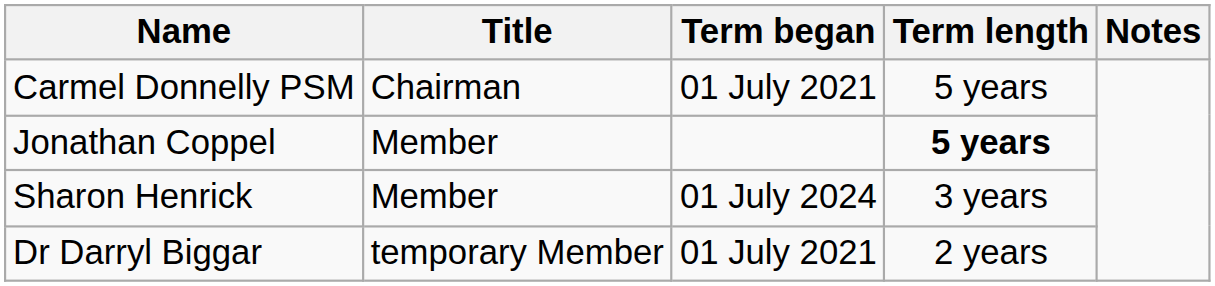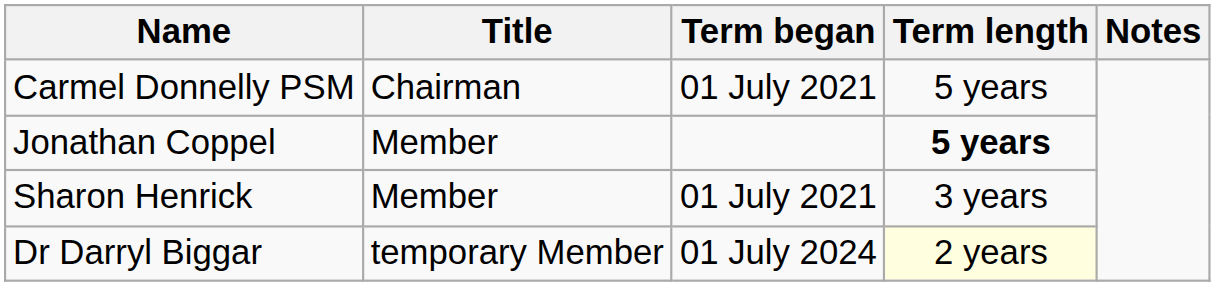(778, 197) 01 July 2024 -> (778, 197) 01 July 2021
(778, 252) 01 July 2021 -> (778, 252) 01 July 2024
(991, 252) no background -> (991, 252) lightyellow background
